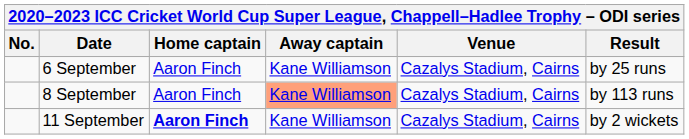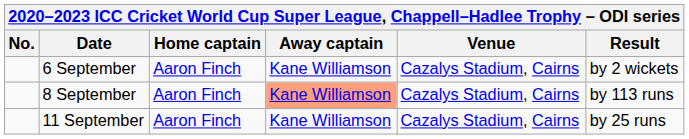(628, 69) by 25 runs -> (634, 69) by 2 wickets
(201, 120) bold -> (197, 120) normal
(634, 120) by 2 wickets -> (628, 120) by 25 runs
